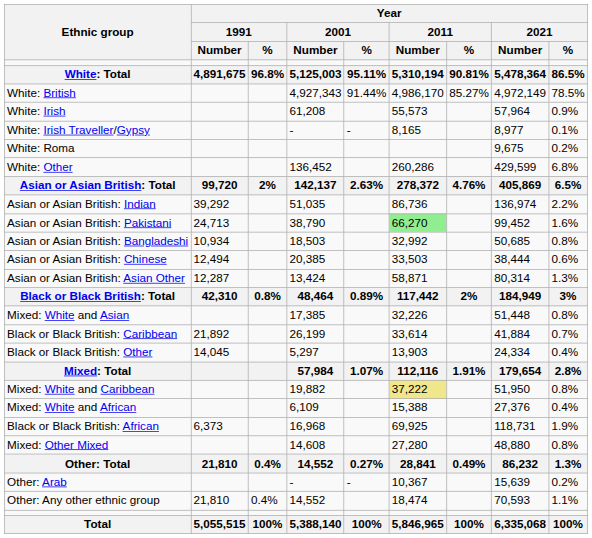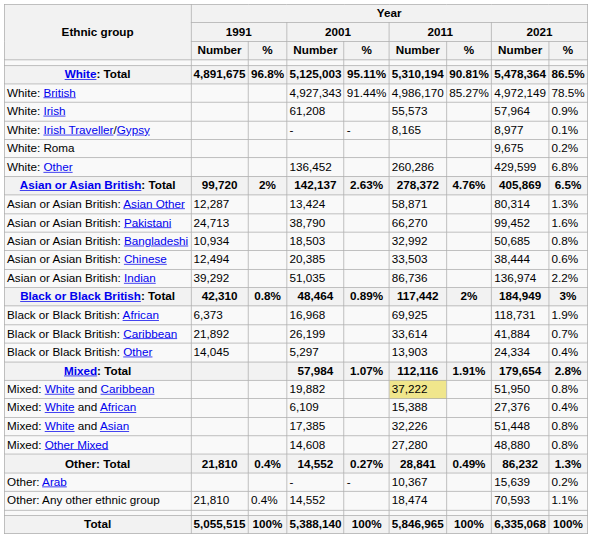rows swapped: (81, 204) <-> (96, 278)
(410, 222) lightgreen background -> (410, 222) no background
rows swapped: (83, 426) <-> (68, 315)
